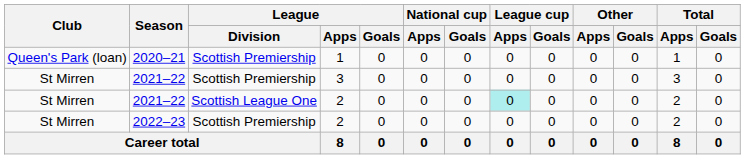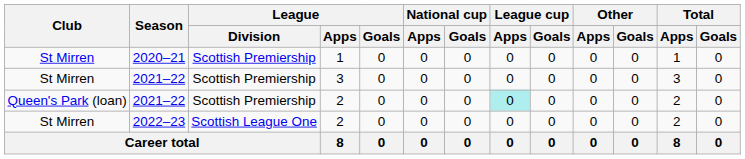(67, 57) Queen's Park (loan) -> (67, 57) St Mirren
(67, 100) St Mirren -> (67, 100) Queen's Park (loan)
(254, 100) Scottish League One -> (254, 100) Scottish Premiership
(254, 121) Scottish Premiership -> (254, 121) Scottish League One
